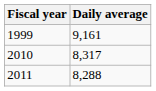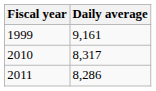(87, 75) 8,288 -> (87, 75) 8,286
